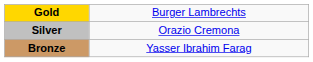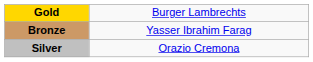rows swapped: (47, 30) <-> (47, 48)
